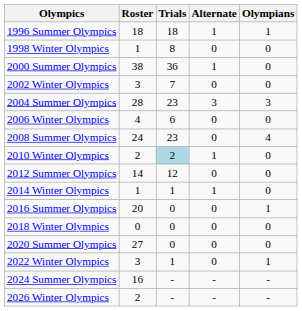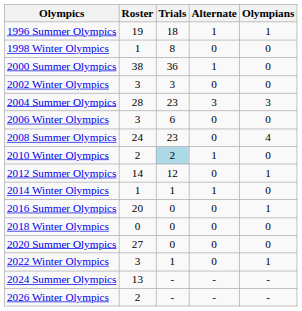(137, 31) 18 -> (137, 31) 19
(172, 84) 7 -> (172, 84) 3
(137, 119) 4 -> (137, 119) 3
(268, 173) 0 -> (268, 173) 1
(137, 279) 16 -> (137, 279) 13
